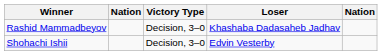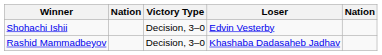rows swapped: (56, 27) <-> (37, 43)
